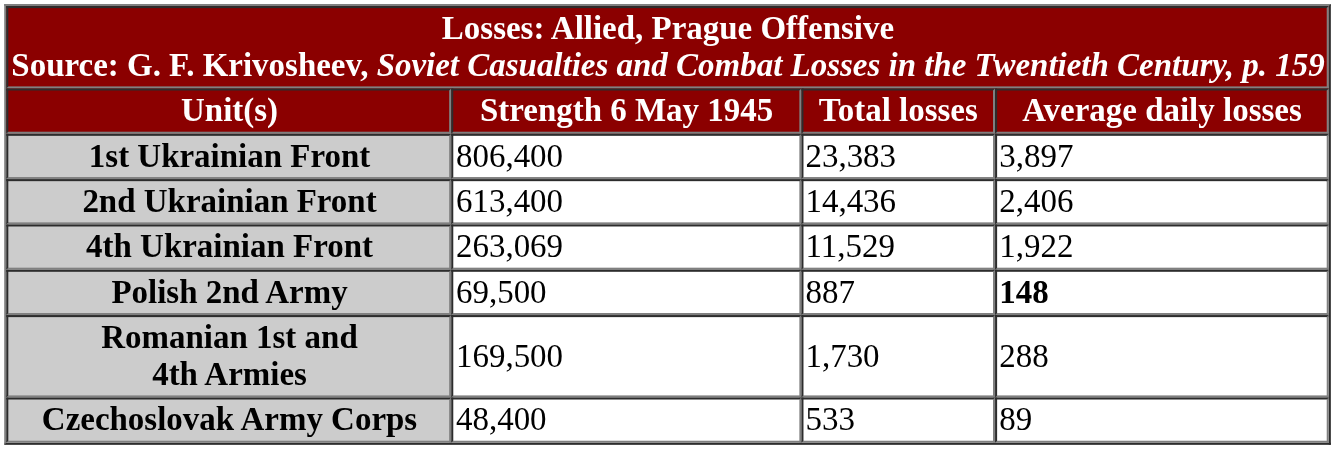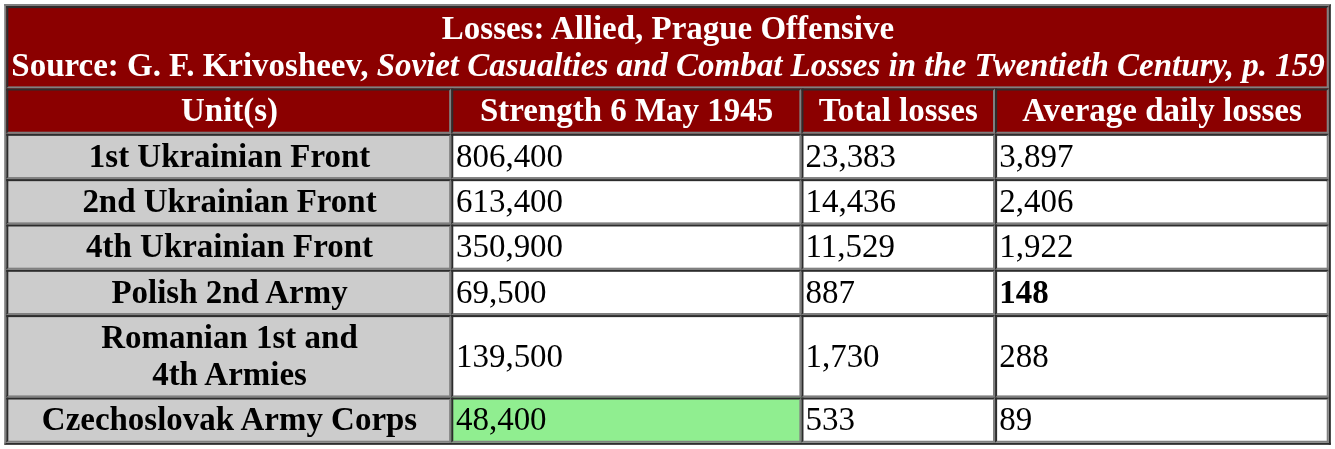(510, 246) 263,069 -> (510, 246) 350,900
(510, 355) 169,500 -> (510, 355) 139,500
(501, 419) no background -> (501, 419) lightgreen background
